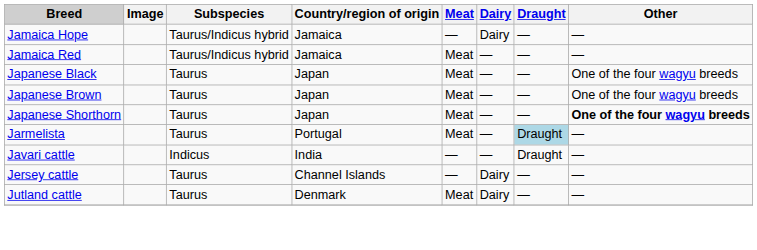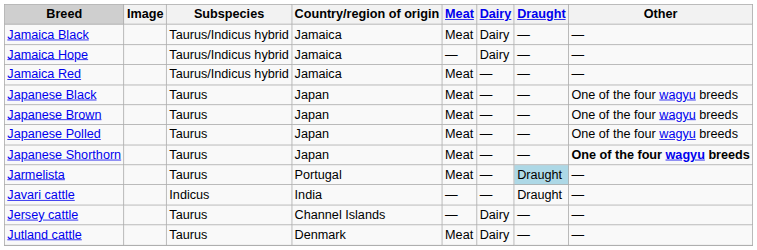+ row: (48, 34)
+ row: (54, 134)
